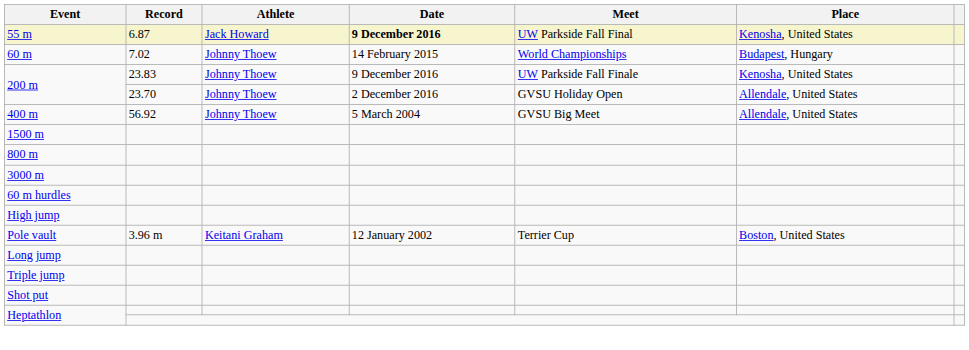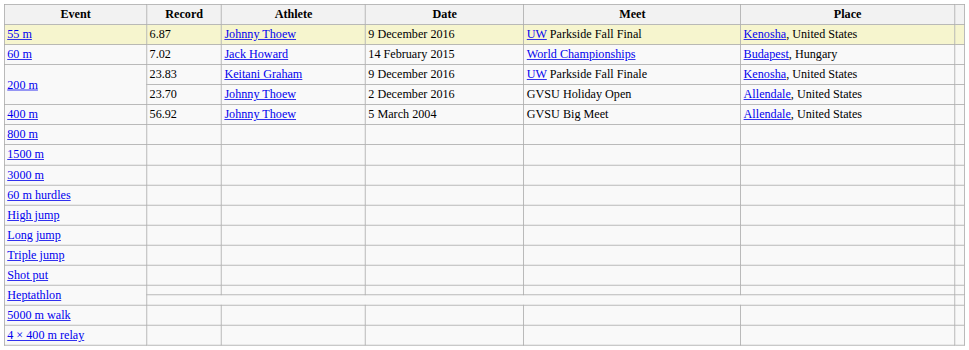(237, 34) Jack Howard -> (260, 34) Johnny Thoew
(396, 34) bold -> (412, 34) normal
(241, 54) Johnny Thoew -> (256, 54) Jack Howard
(241, 74) Johnny Thoew -> (263, 74) Keitani Graham
rows swapped: (23, 155) <-> (26, 135)
- row: (32, 235)
+ row: (39, 315)
+ row: (46, 335)
